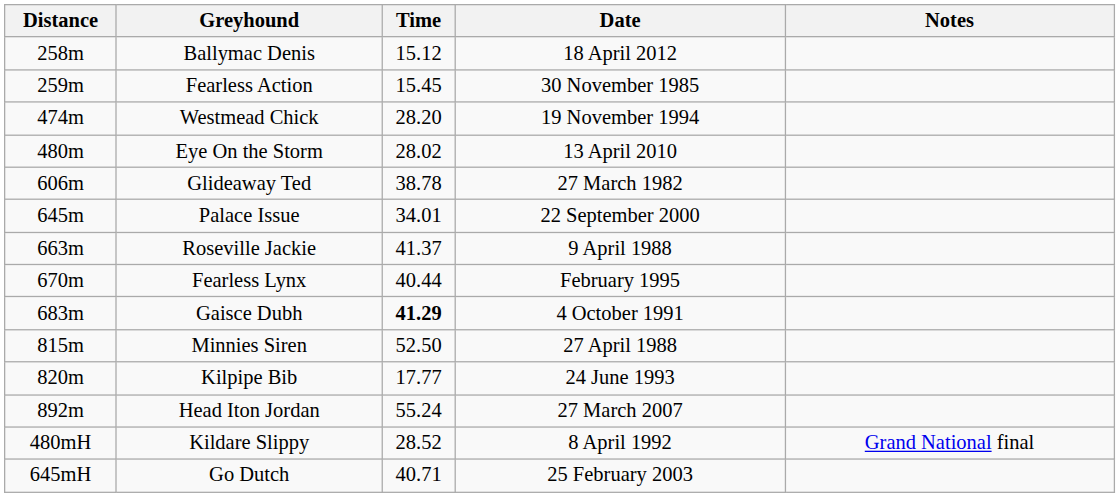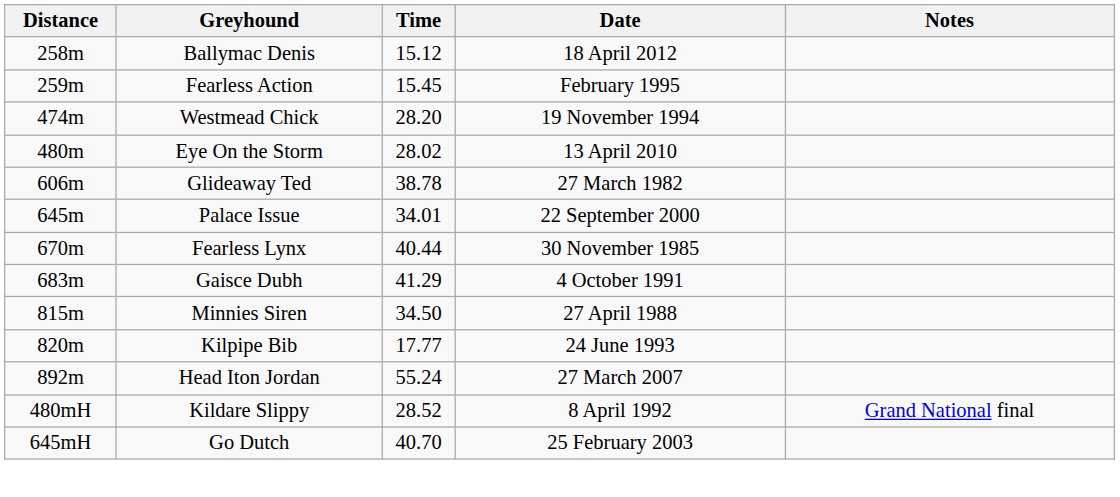(620, 85) 30 November 1985 -> (620, 85) February 1995
- row: (249, 248)
(620, 280) February 1995 -> (620, 248) 30 November 1985
(419, 313) bold -> (419, 280) normal
(419, 345) 52.50 -> (419, 313) 34.50
(419, 475) 40.71 -> (419, 442) 40.70
